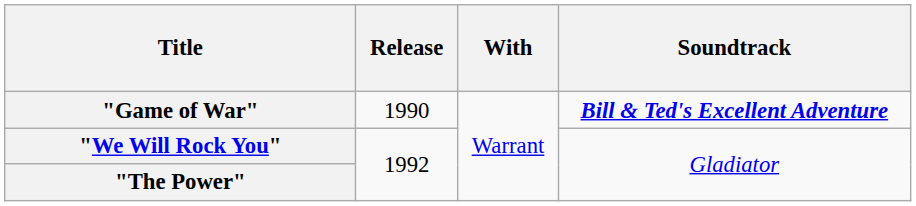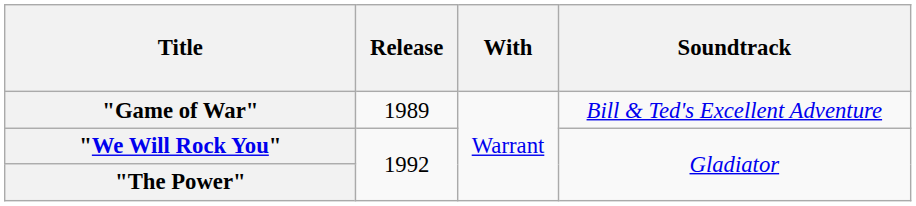(407, 109) 1990 -> (407, 109) 1989
(734, 109) bold -> (734, 109) normal
